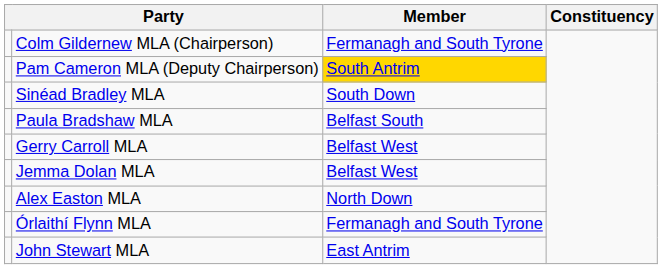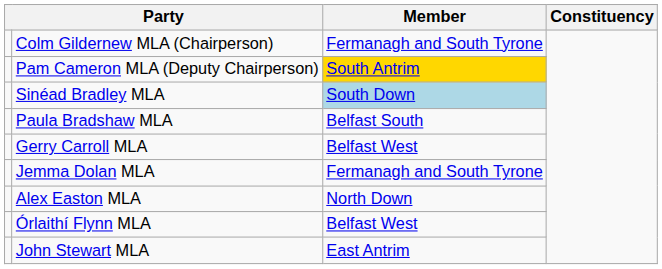(371, 95) no background -> (371, 95) lightblue background
(372, 172) Belfast West -> (435, 172) Fermanagh and South Tyrone
(435, 224) Fermanagh and South Tyrone -> (372, 224) Belfast West
